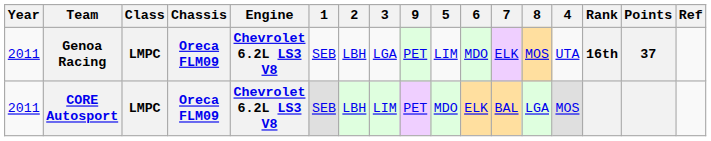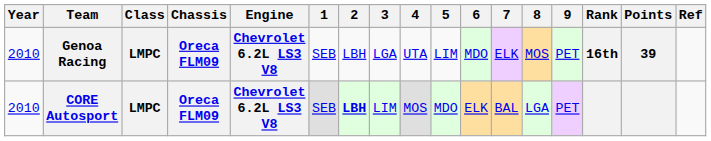columns swapped: (567, 15) <-> (415, 15)
(24, 54) 2011 -> (24, 54) 2010
(648, 54) 37 -> (648, 54) 39
(24, 108) 2011 -> (24, 108) 2010
(354, 108) normal -> (354, 108) bold
